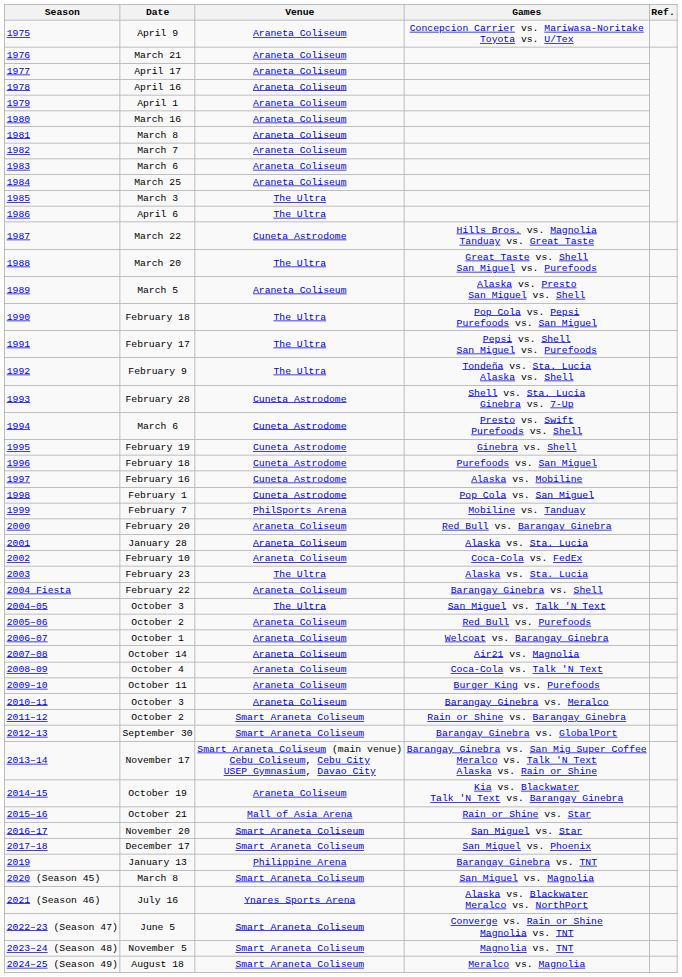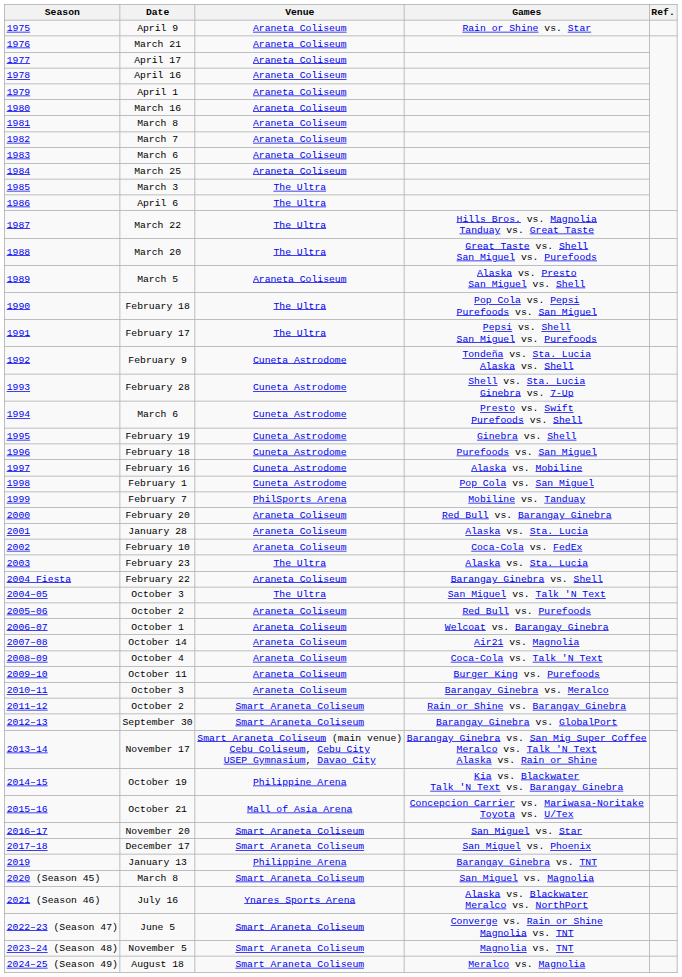(527, 34) Concepcion Carrier vs. Mariwasa-Noritake Toyota vs. U/Tex -> (527, 28) Rain or Shine vs. Star
(300, 236) Cuneta Astrodome -> (300, 225) The Ultra
(300, 371) The Ultra -> (300, 360) Cuneta Astrodome
(300, 793) Araneta Coliseum -> (300, 782) Philippine Arena
(527, 815) Rain or Shine vs. Star -> (527, 809) Concepcion Carrier vs. Mariwasa-Noritake Toyota vs. U/Tex
